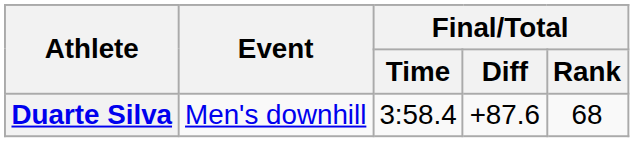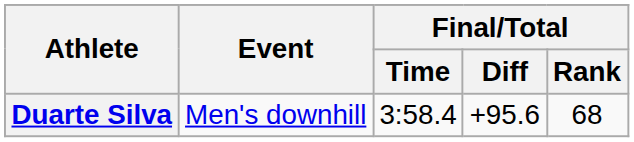(505, 115) +87.6 -> (505, 115) +95.6
